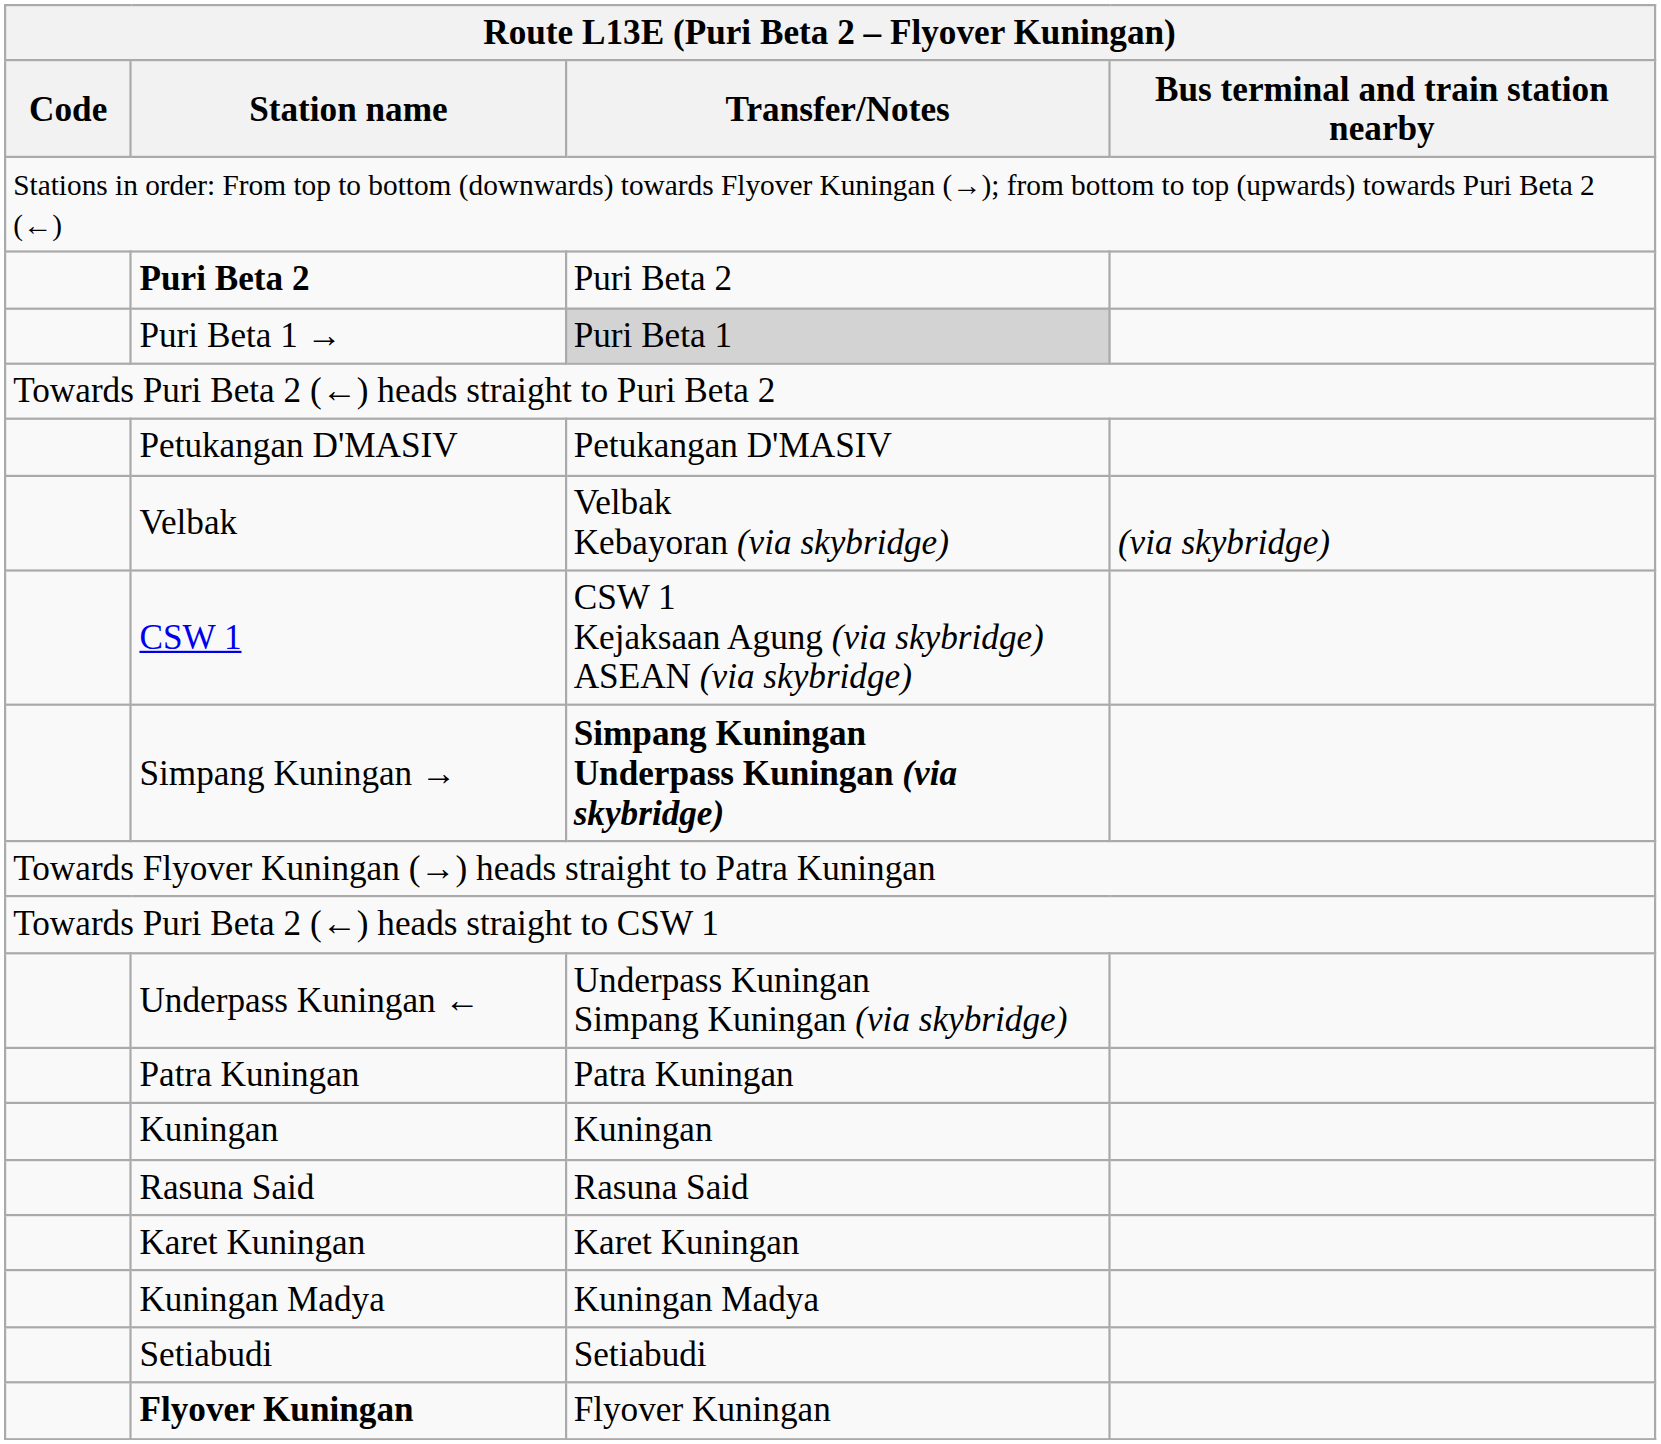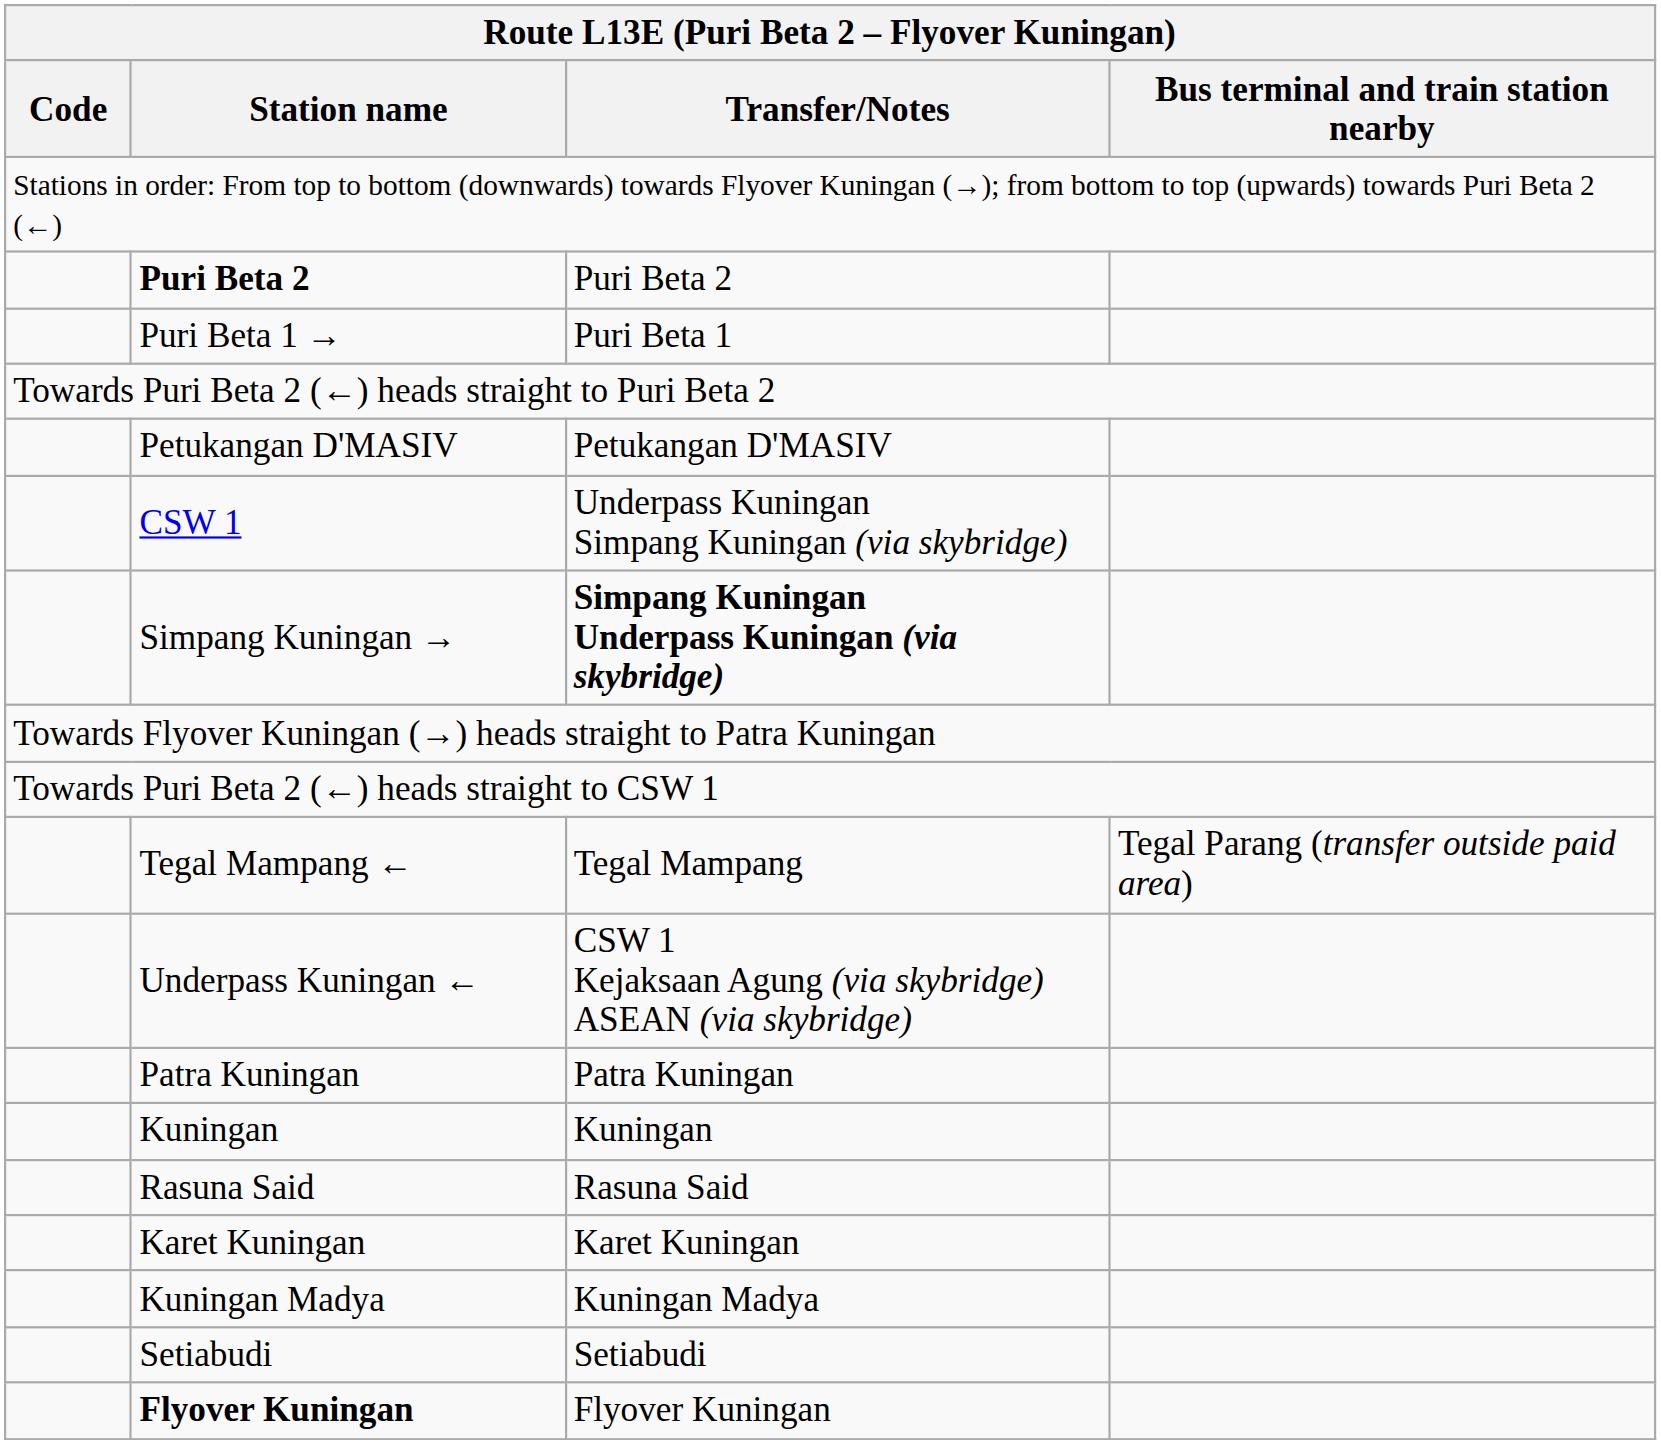(653, 334) lightgrey background -> (653, 334) no background
- row: (188, 522)
(809, 637) CSW 1 Kejaksaan Agung (via skybridge) ASEAN (via skybridge) -> (821, 522) Underpass Kuningan Simpang Kuningan (via skybridge)
+ row: (276, 864)
(821, 999) Underpass Kuningan Simpang Kuningan (via skybridge) -> (809, 979) CSW 1 Kejaksaan Agung (via skybridge) ASEAN (via skybridge)
